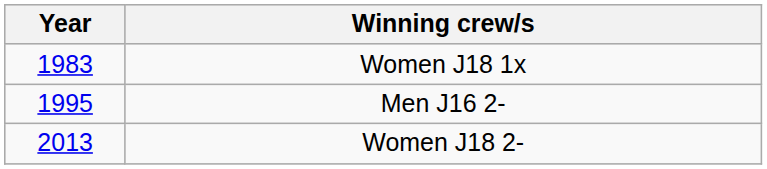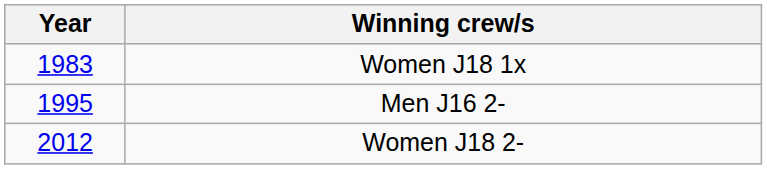(65, 143) 2013 -> (65, 143) 2012
